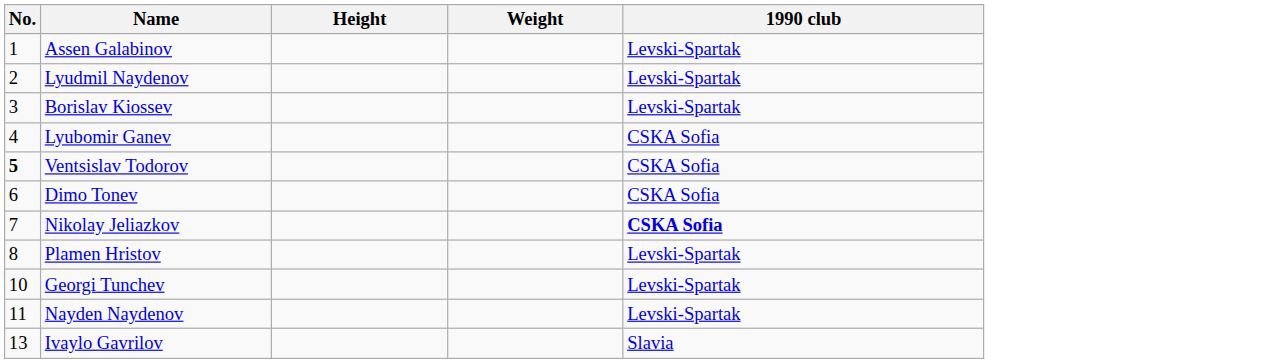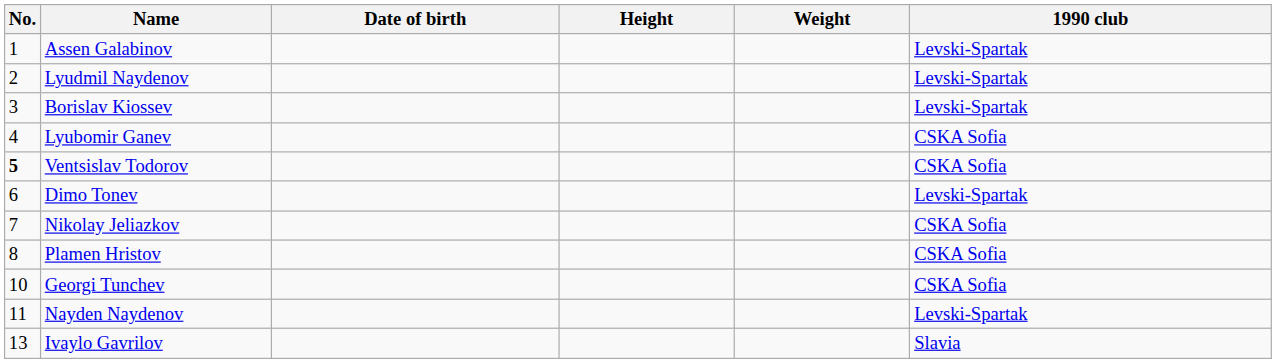+ column: (415, 19)
(673, 195) CSKA Sofia -> (971, 195) Levski-Spartak
(675, 225) bold -> (960, 225) normal
(684, 254) Levski-Spartak -> (960, 254) CSKA Sofia
(684, 284) Levski-Spartak -> (960, 284) CSKA Sofia
